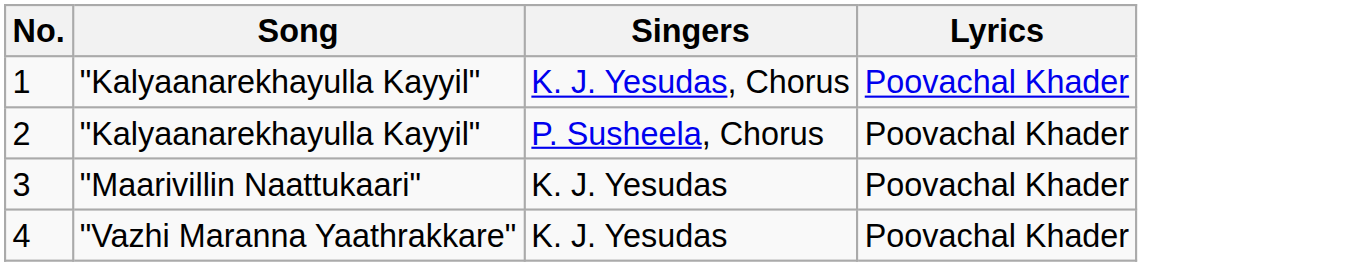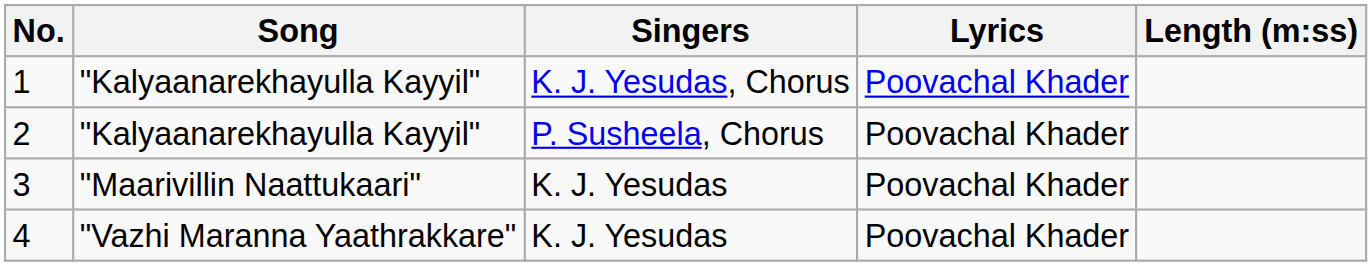+ column: (1251, 31)
